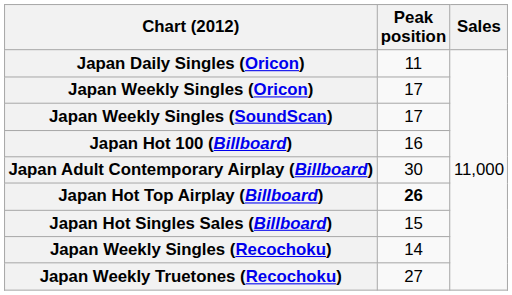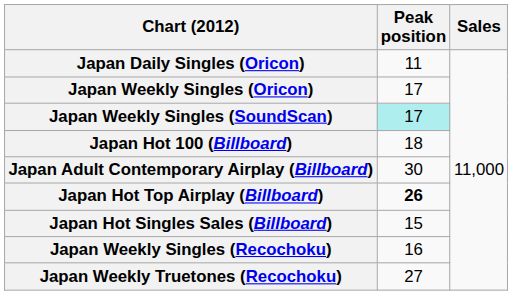(413, 116) no background -> (413, 116) paleturquoise background
(413, 143) 16 -> (413, 143) 18
(413, 249) 14 -> (413, 249) 16
